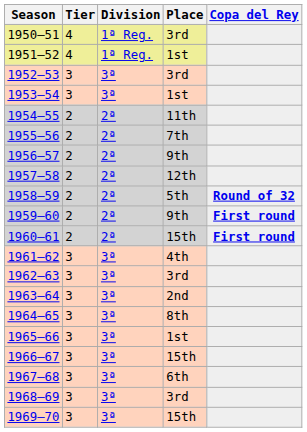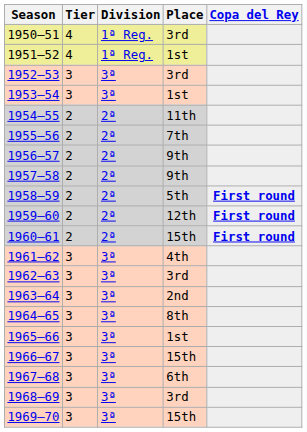(181, 176) 12th -> (178, 176) 9th
(254, 196) Round of 32 -> (254, 196) First round
(178, 216) 9th -> (181, 216) 12th
